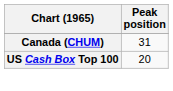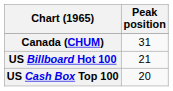+ row: (63, 59)
